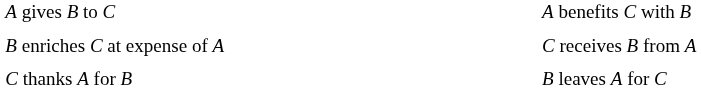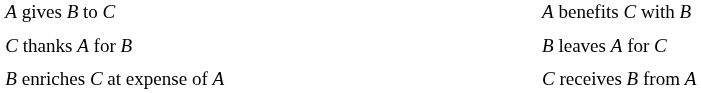rows swapped: (115, 45) <-> (69, 78)
